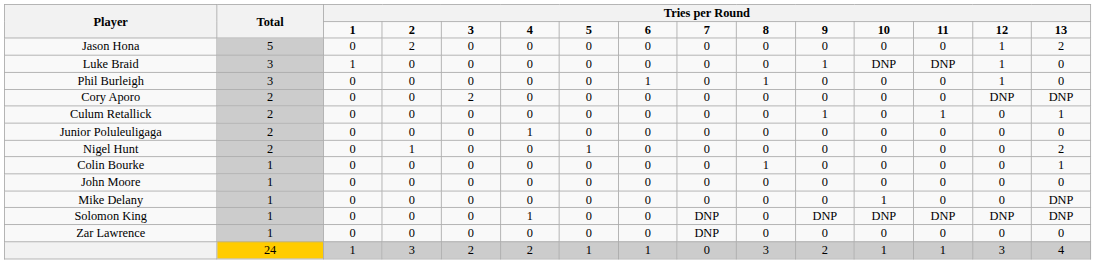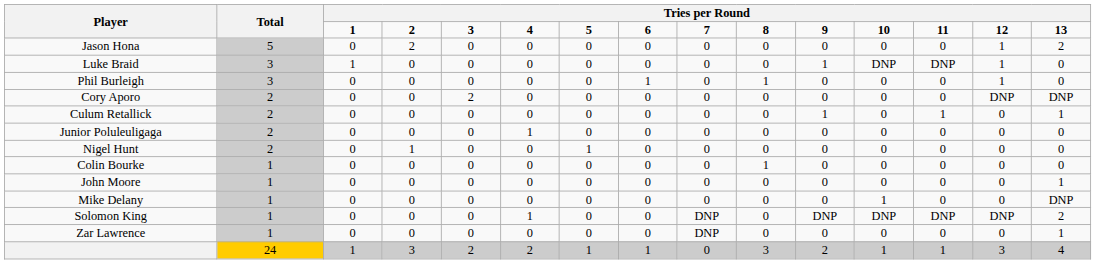(1061, 148) 2 -> (1061, 148) 0
(1061, 165) 1 -> (1061, 165) 0
(1061, 182) 0 -> (1061, 182) 1
(1061, 216) DNP -> (1061, 216) 2
(1061, 233) 0 -> (1061, 233) 1
